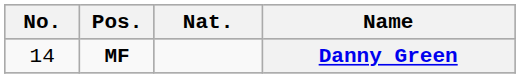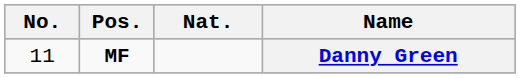(42, 56) 14 -> (42, 56) 11
